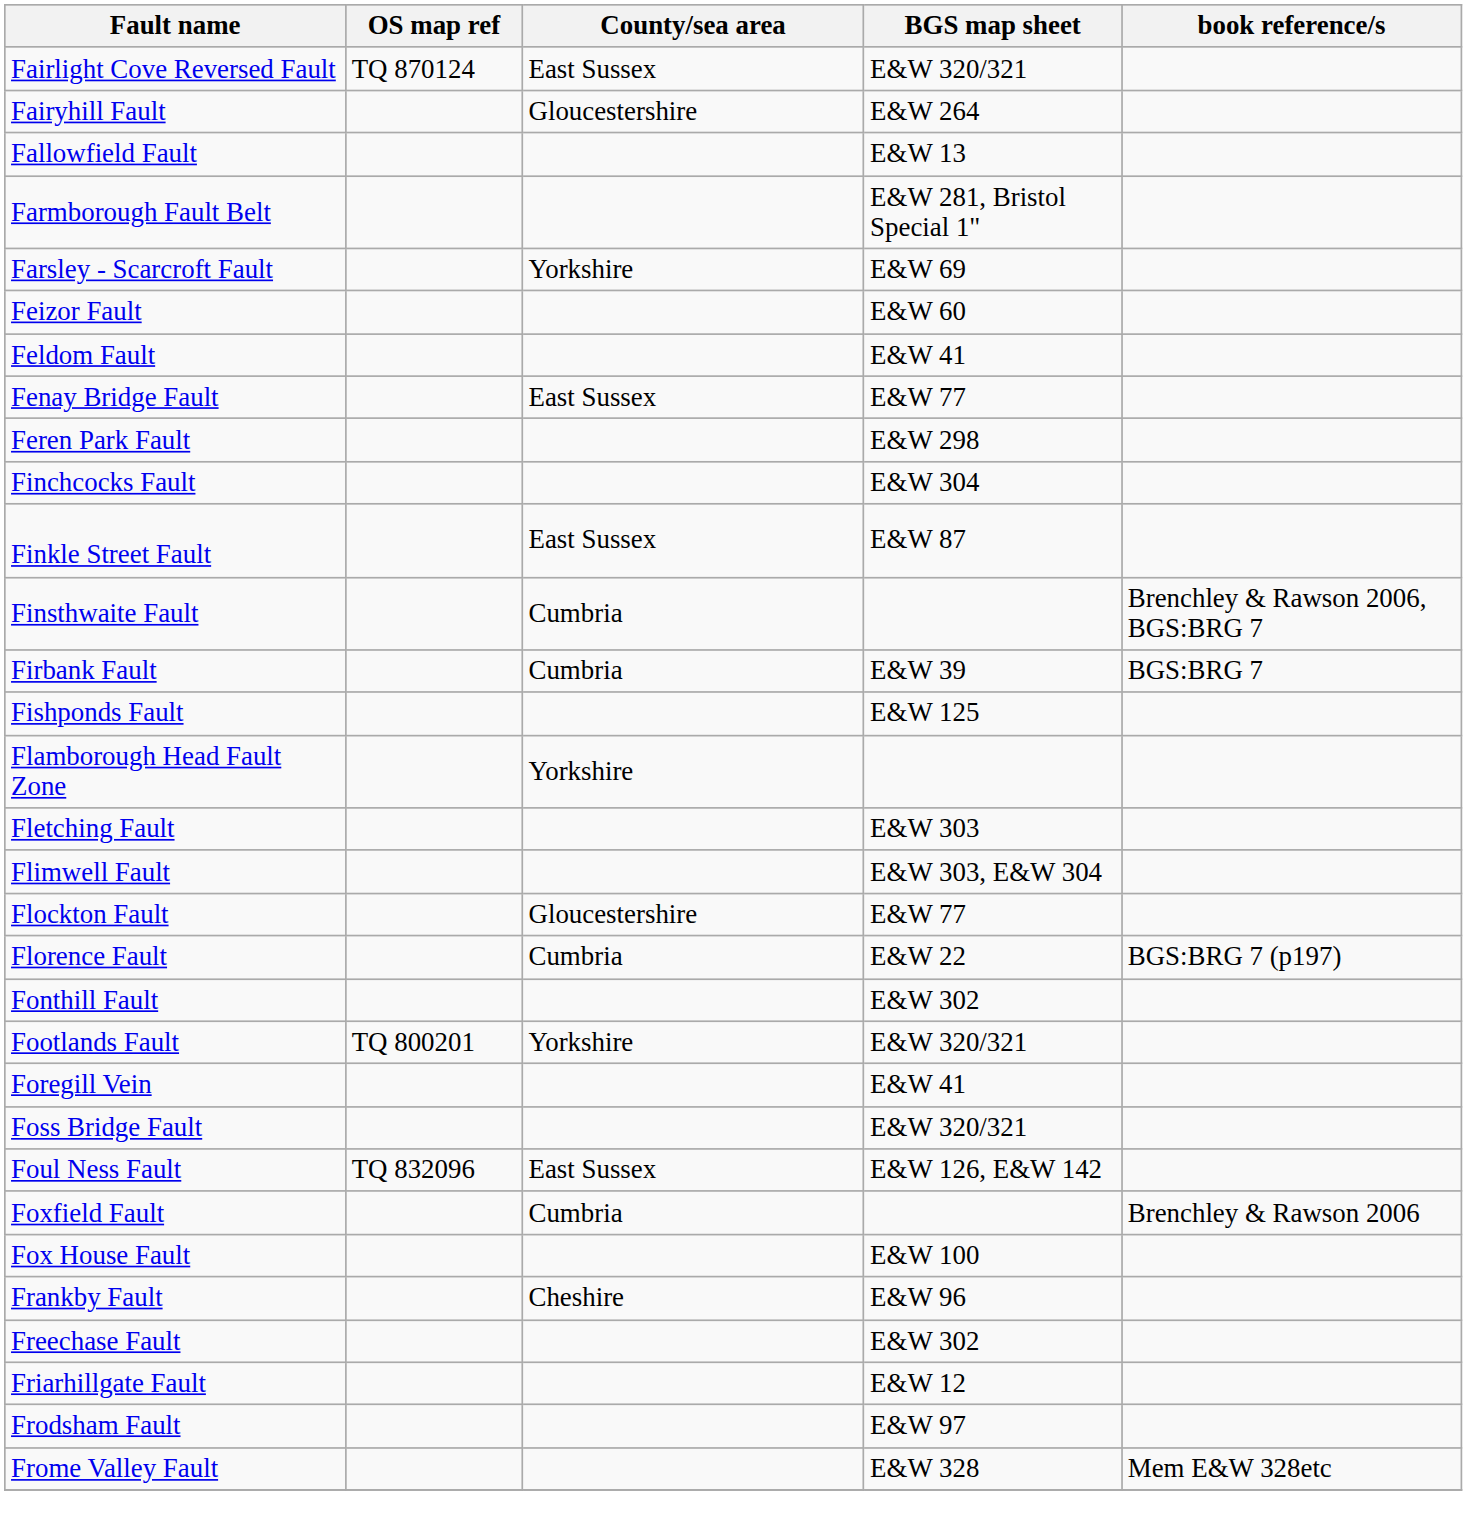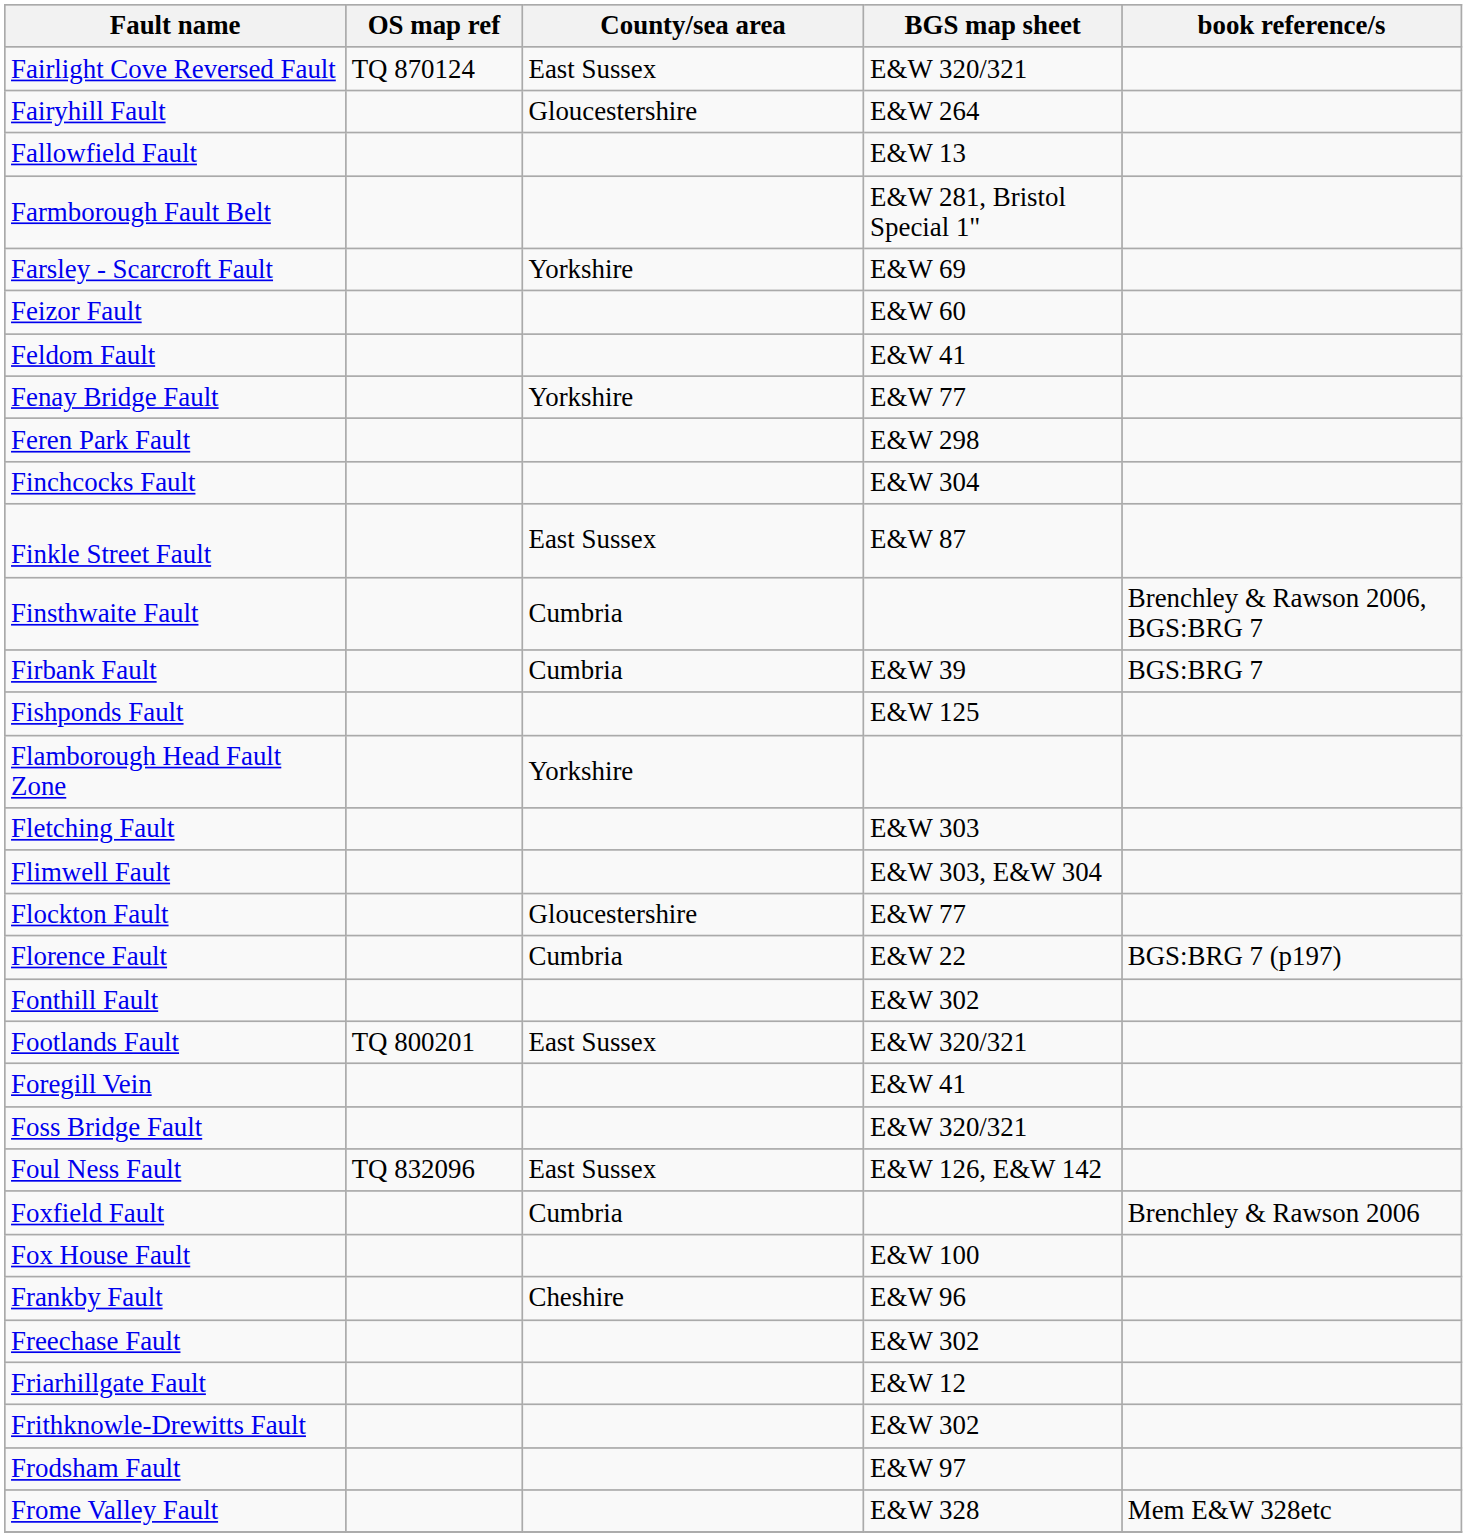(592, 397) East Sussex -> (581, 397) Yorkshire
(581, 1042) Yorkshire -> (592, 1042) East Sussex
+ row: (158, 1425)
